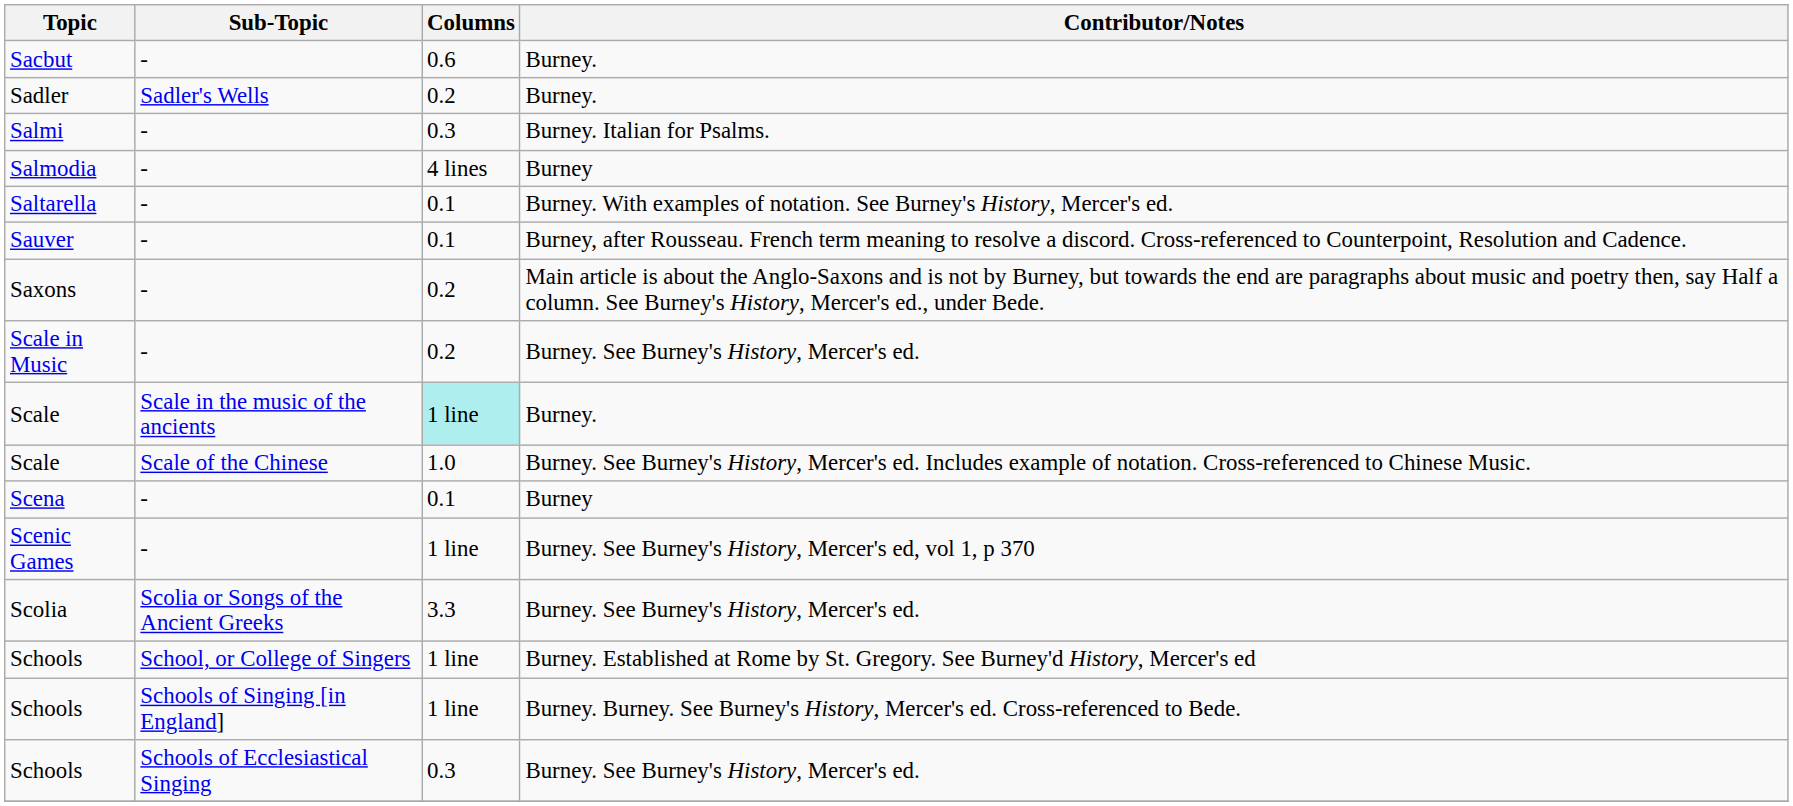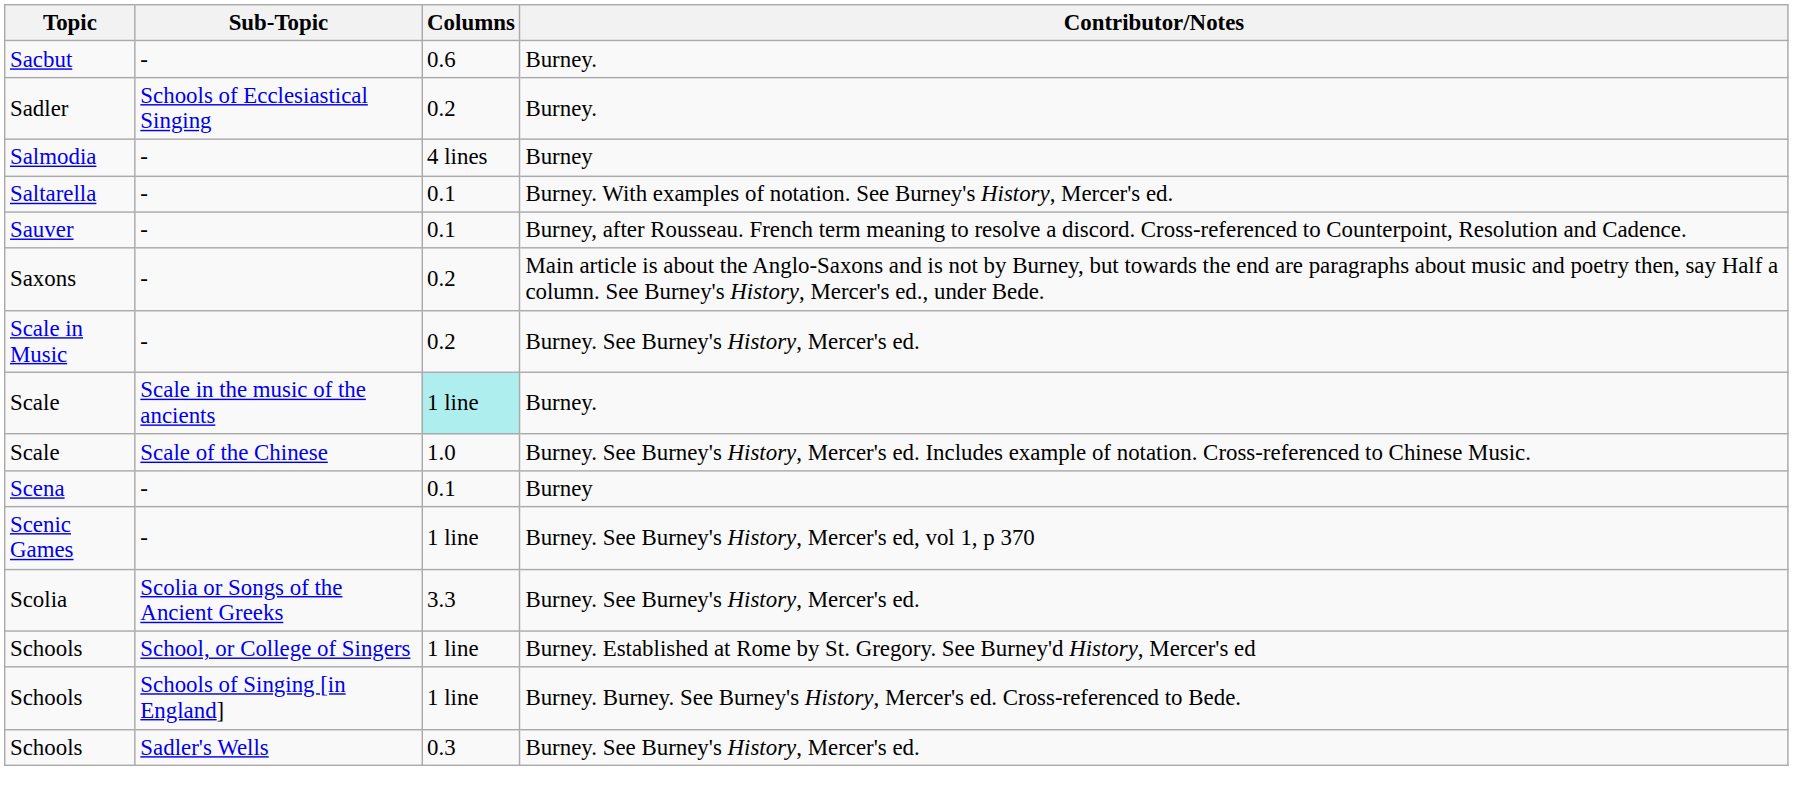(205, 95) Sadler's Wells -> (254, 108) Schools of Ecclesiastical Singing
- row: (37, 131)
(254, 770) Schools of Ecclesiastical Singing -> (205, 747) Sadler's Wells
